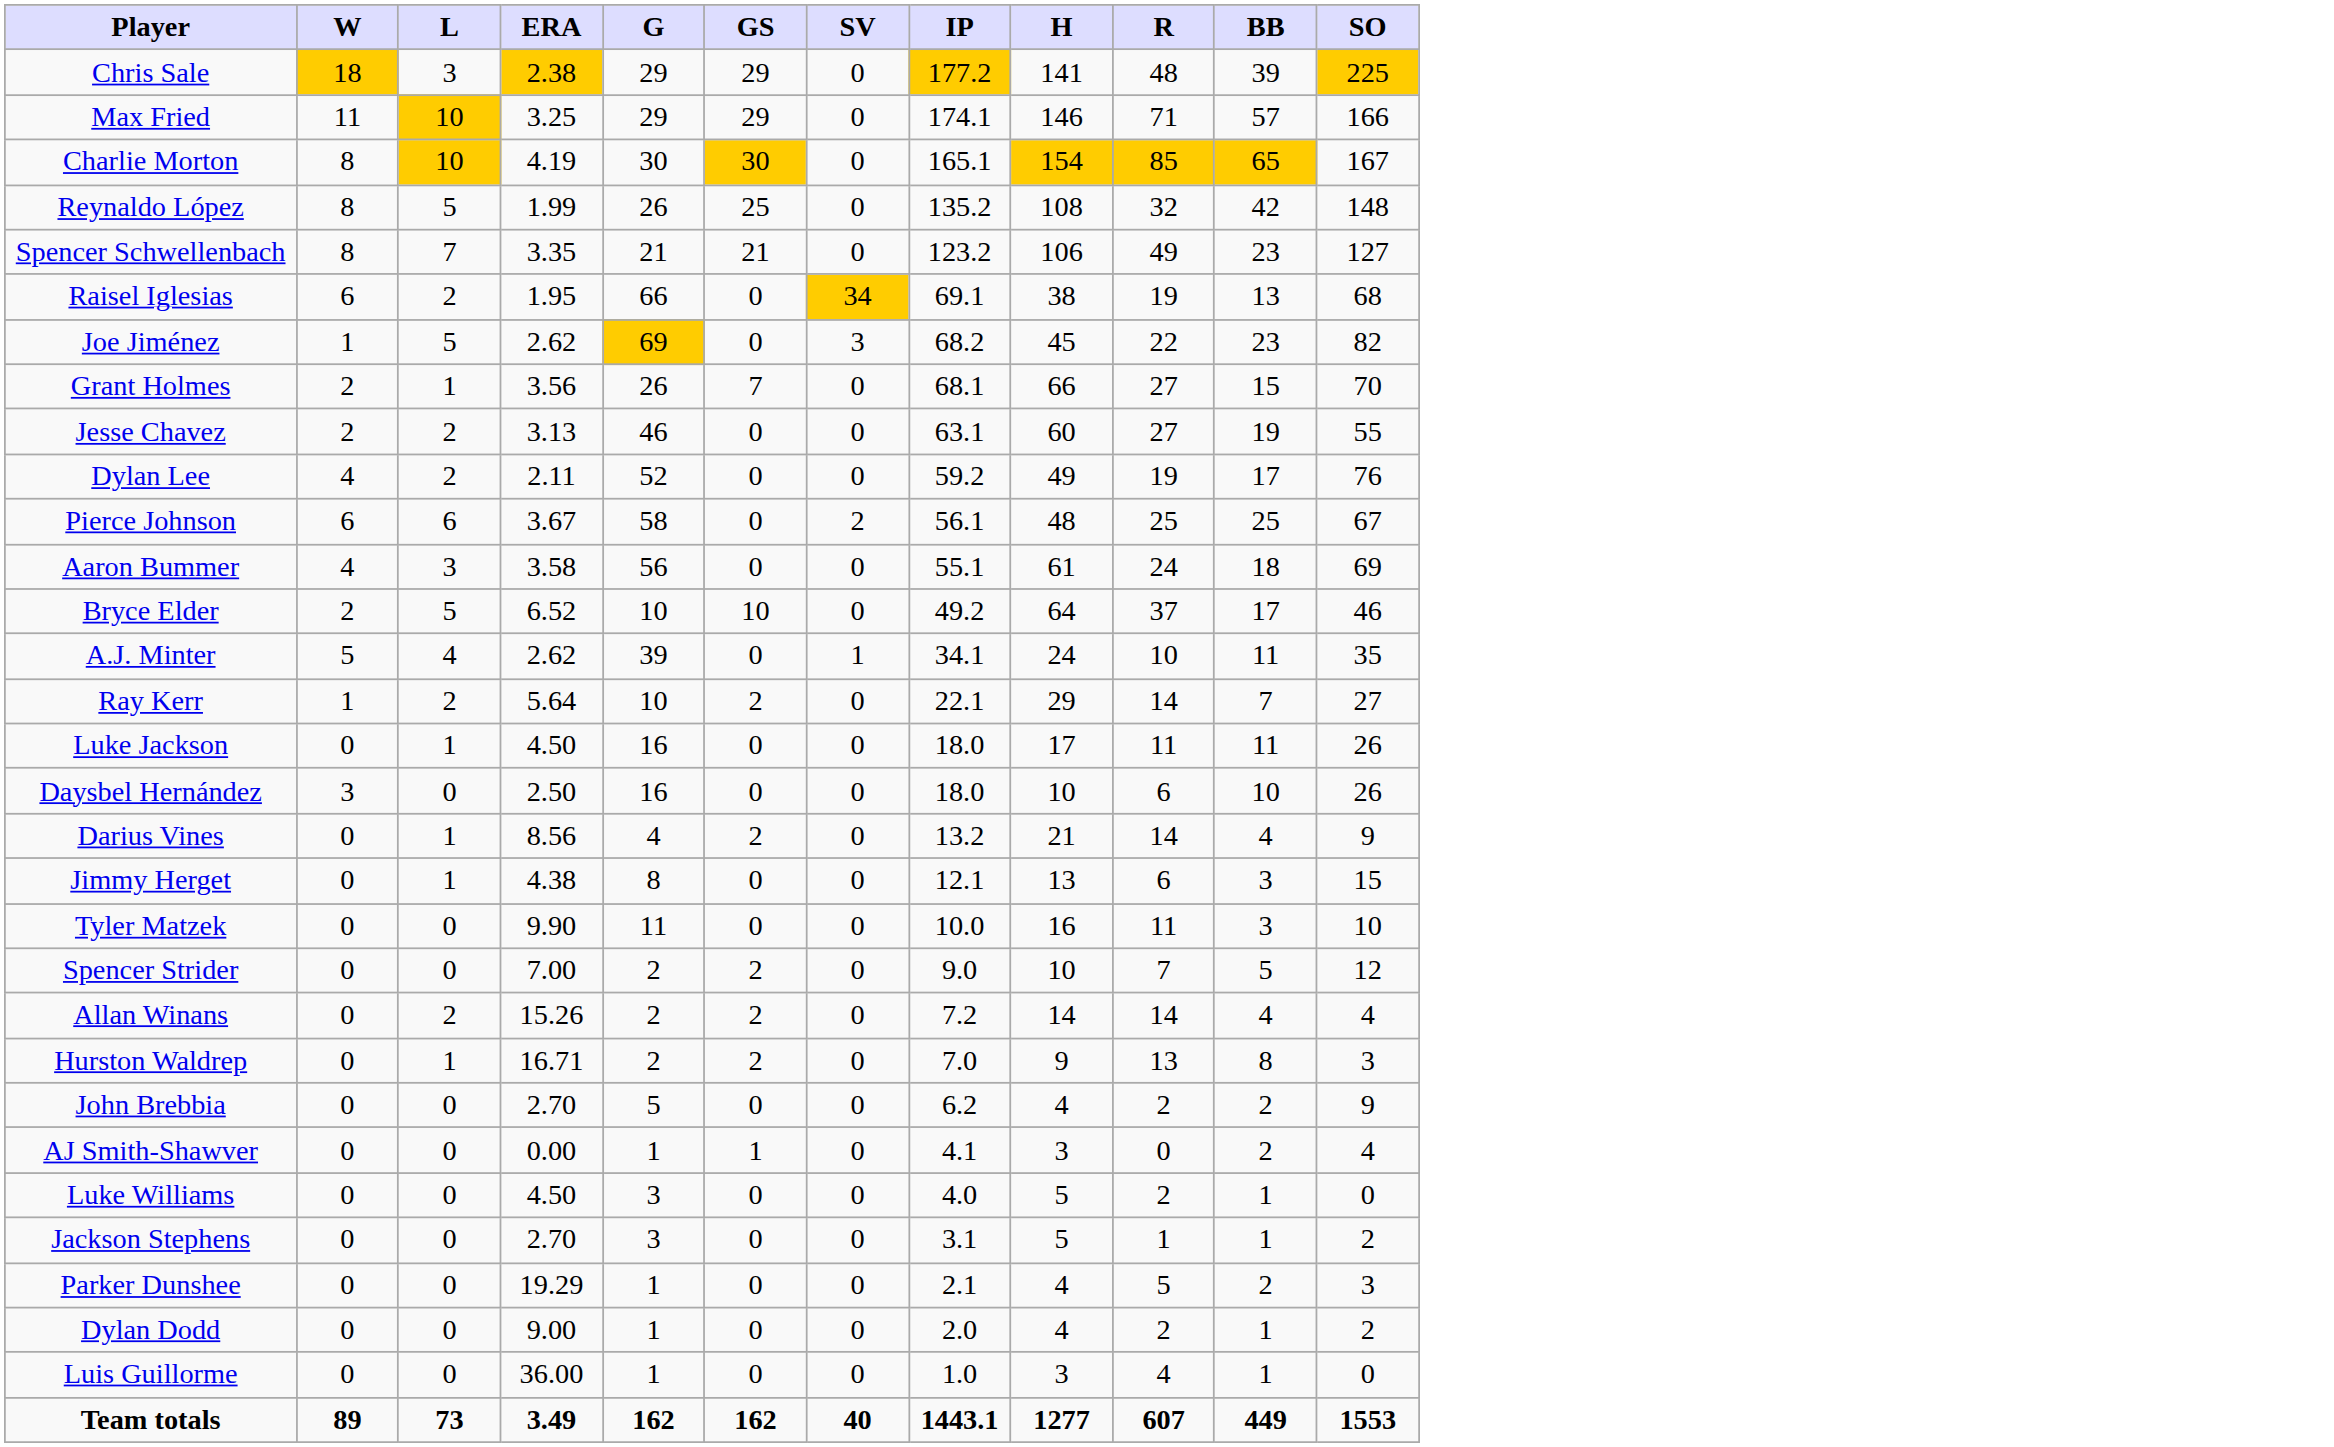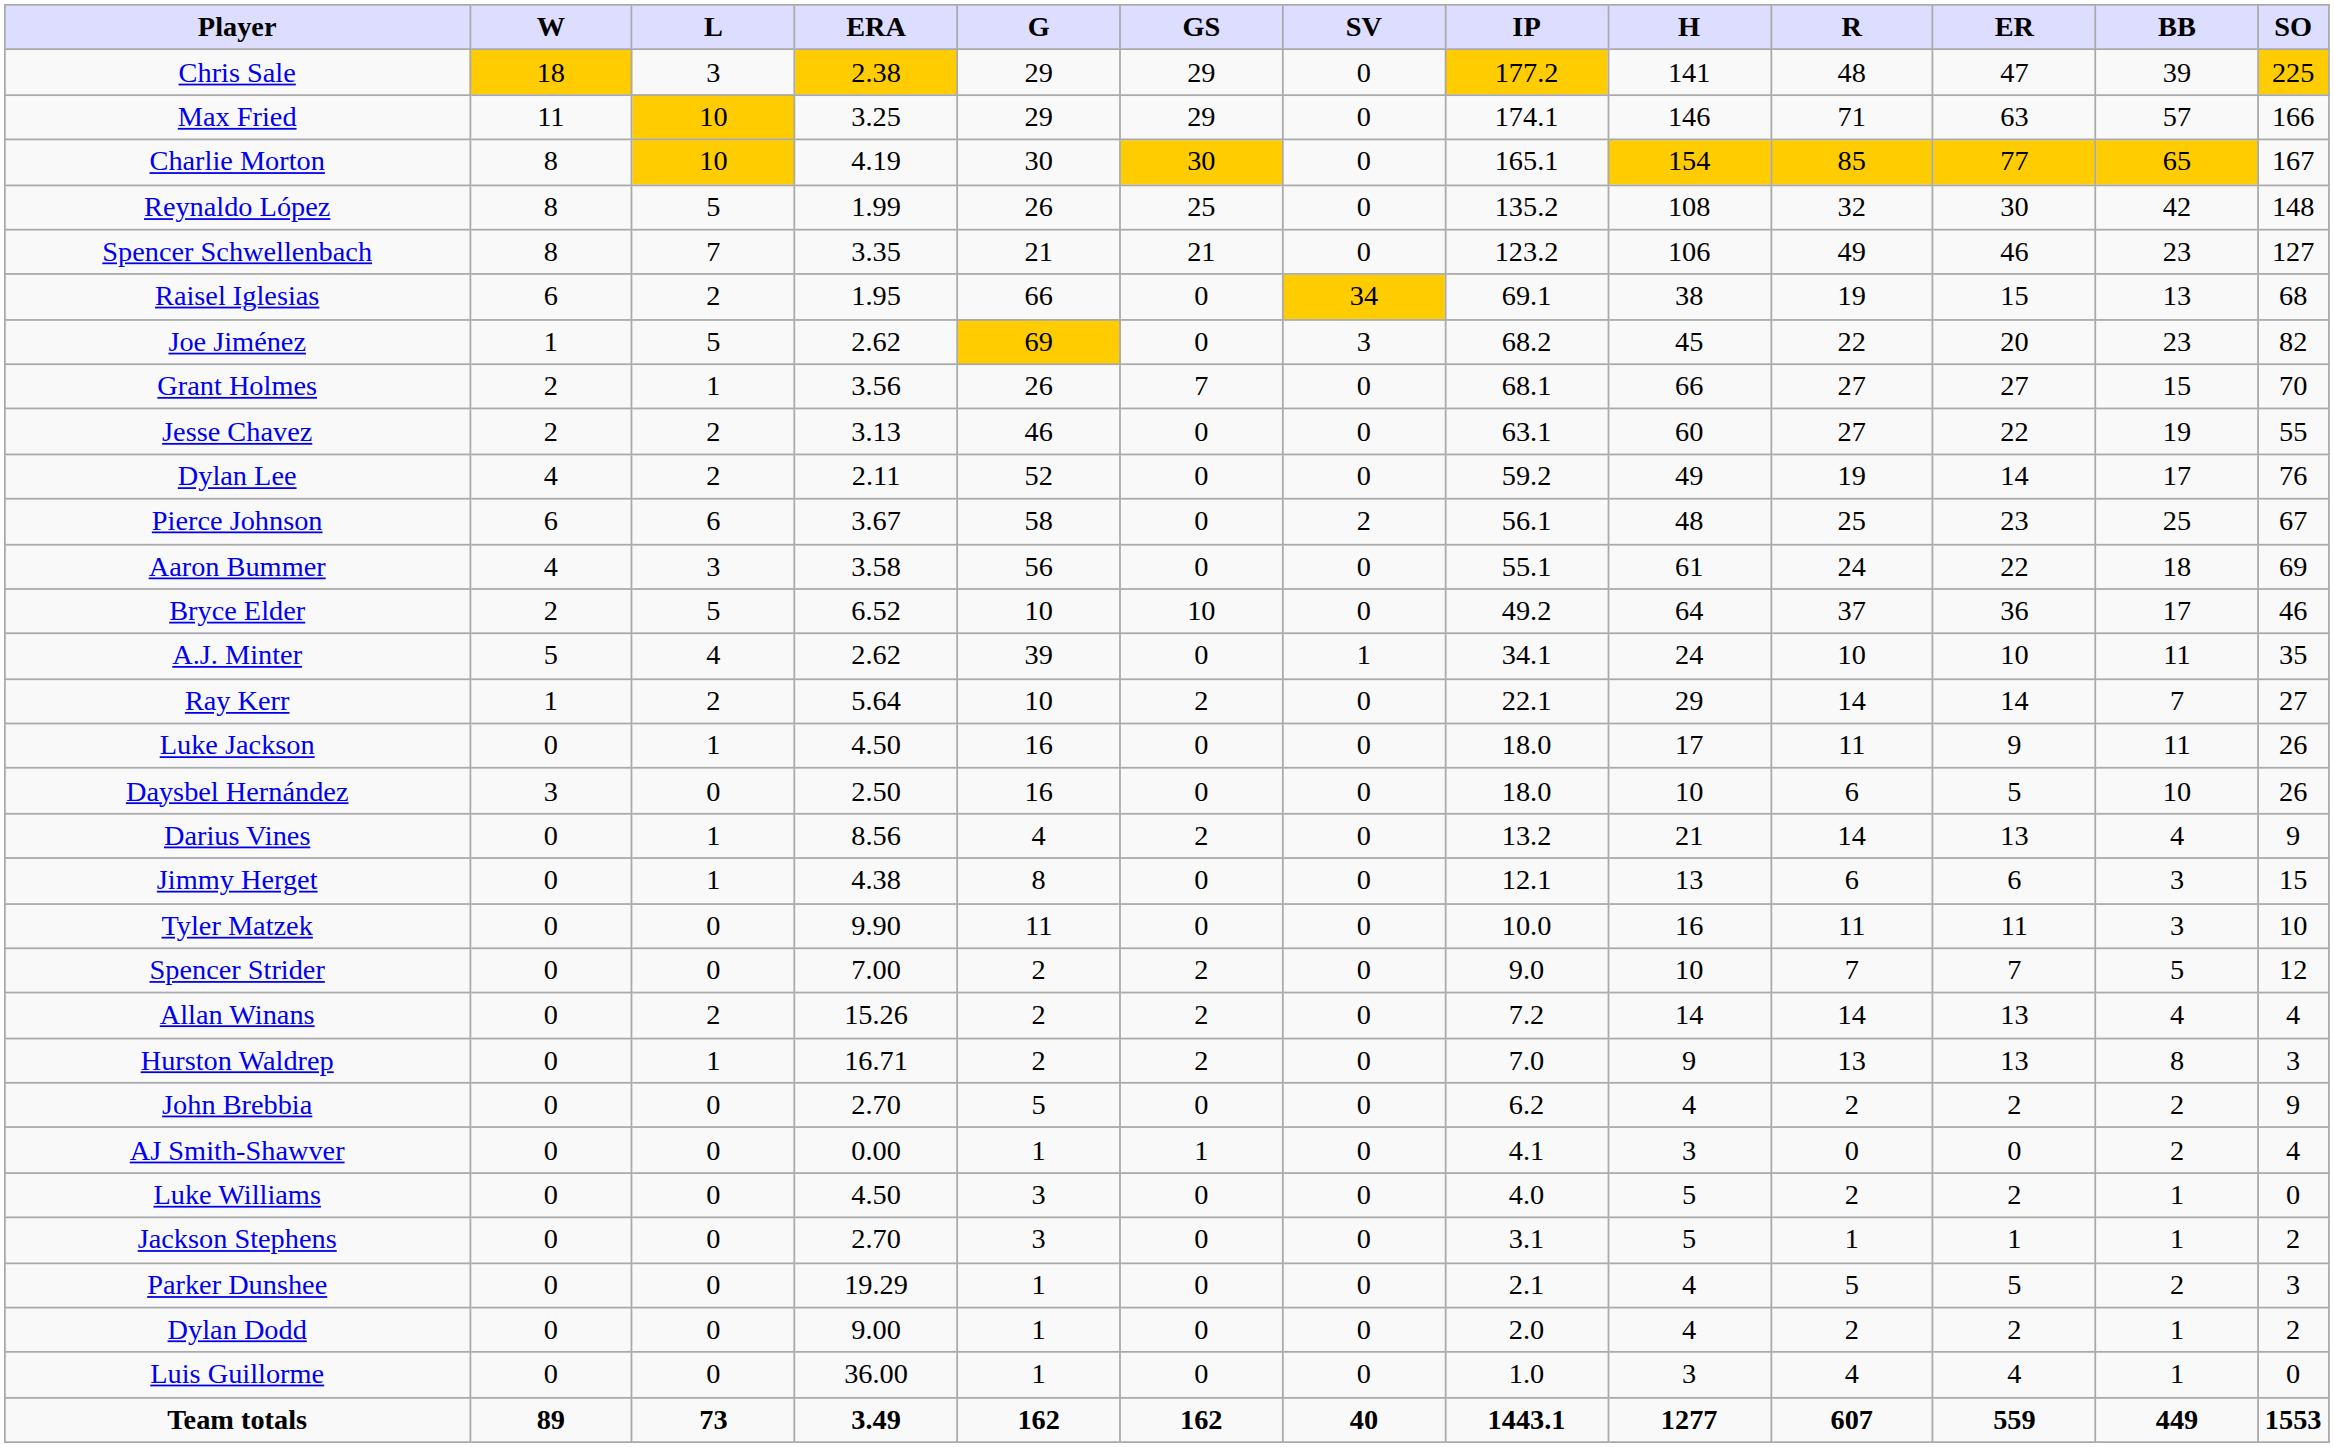+ column: (2014, 26)
